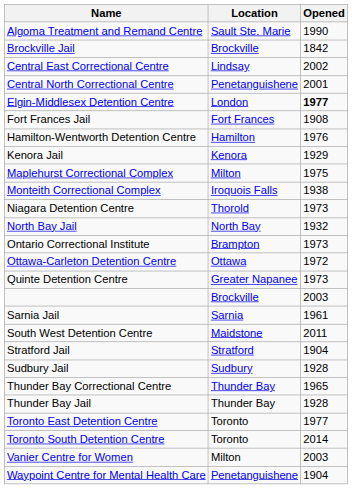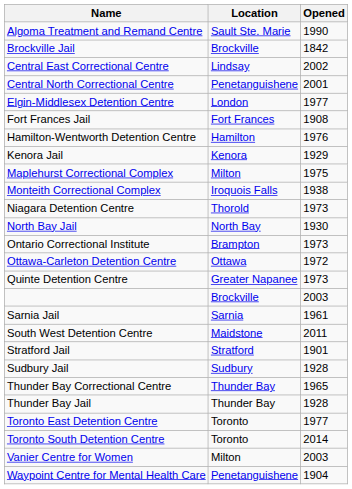(316, 102) bold -> (316, 102) normal
(316, 226) 1932 -> (316, 226) 1930
(316, 350) 1904 -> (316, 350) 1901
